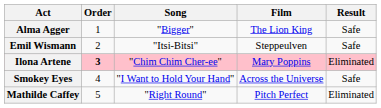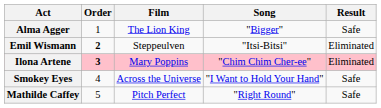columns swapped: (175, 12) <-> (281, 12)
(98, 45) normal -> (98, 45) bold
(351, 45) Safe -> (351, 45) Eliminated
(351, 95) Eliminated -> (351, 95) Safe
